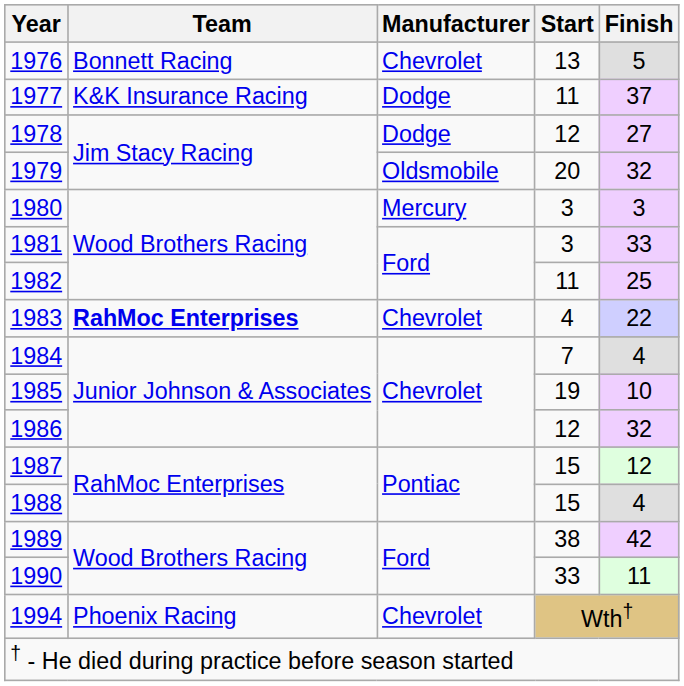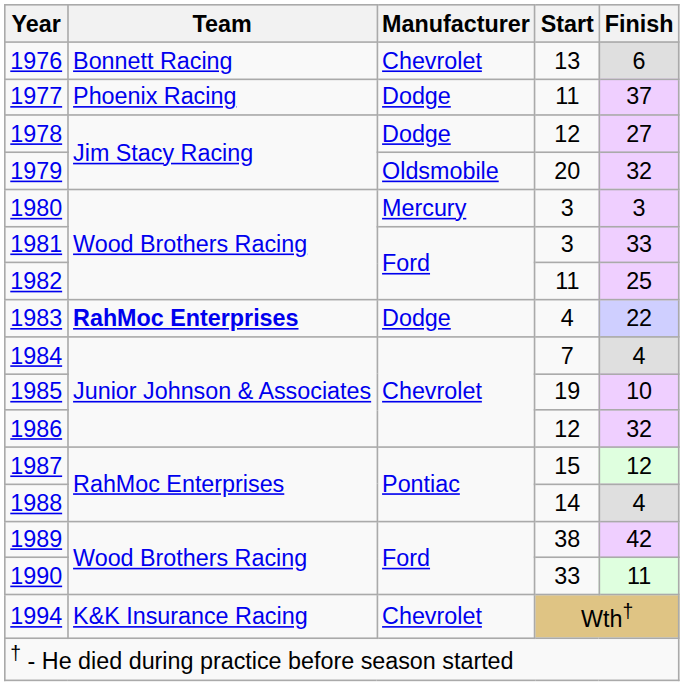(639, 60) 5 -> (639, 60) 6
(190, 97) K&K Insurance Racing -> (155, 97) Phoenix Racing
(432, 318) Chevrolet -> (416, 318) Dodge
(567, 503) 15 -> (567, 503) 14
(155, 616) Phoenix Racing -> (190, 616) K&K Insurance Racing
